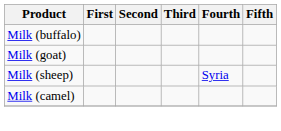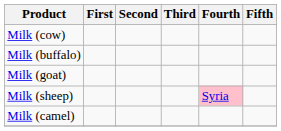+ row: (36, 34)
(215, 75) no background -> (215, 95) pink background
